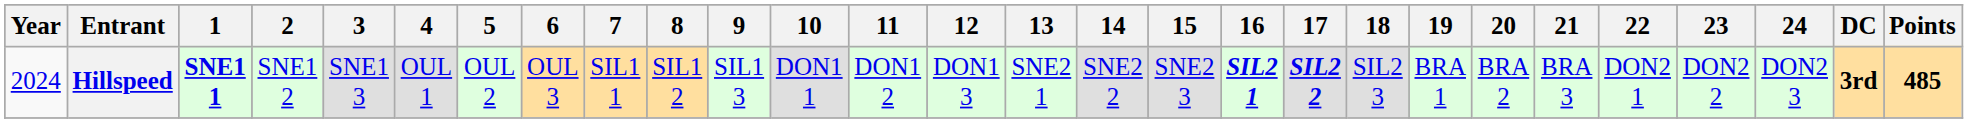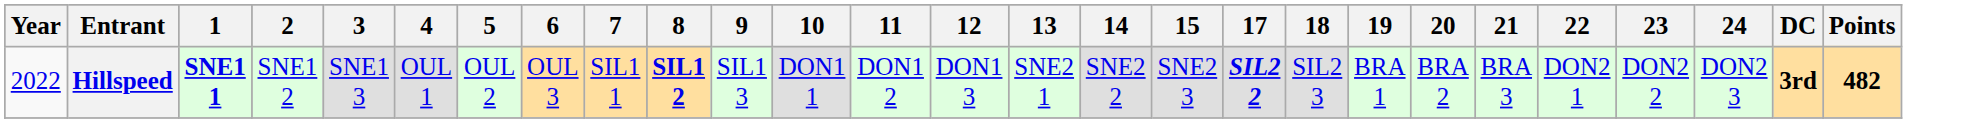- column: (1252, 25)
(36, 81) 2024 -> (36, 81) 2022
(677, 81) normal -> (679, 81) bold
(1922, 81) 485 -> (1862, 81) 482
